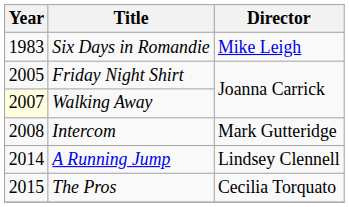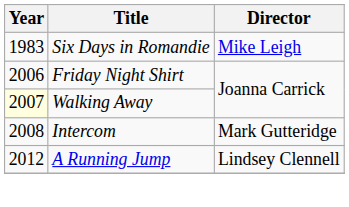(26, 74) 2005 -> (26, 74) 2006
(26, 159) 2014 -> (26, 159) 2012
- row: (84, 187)
